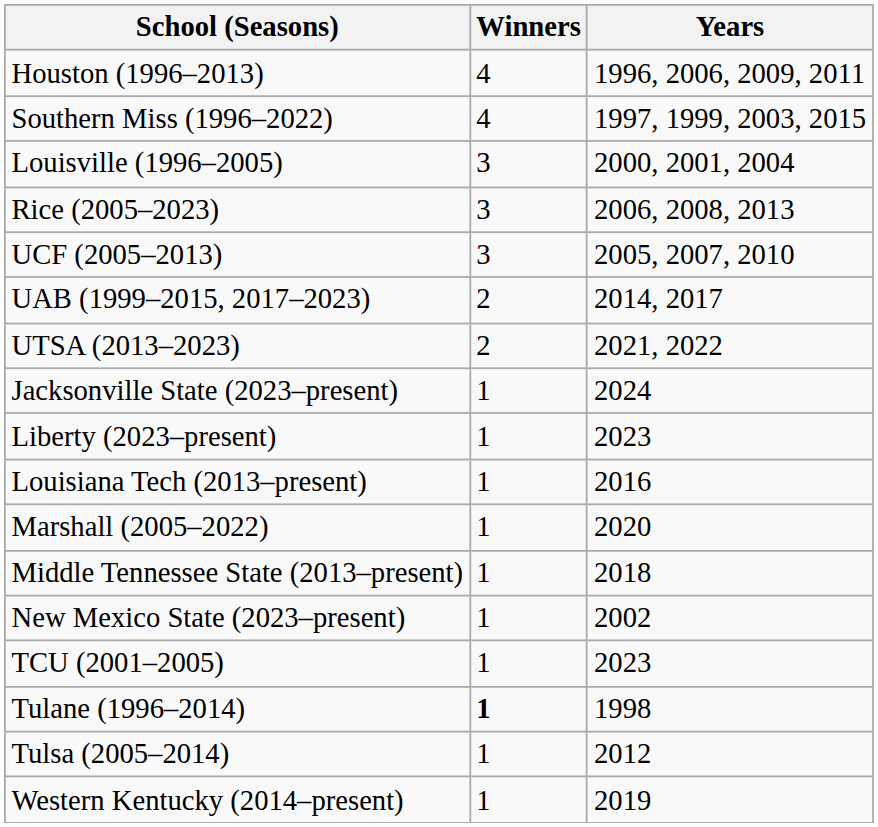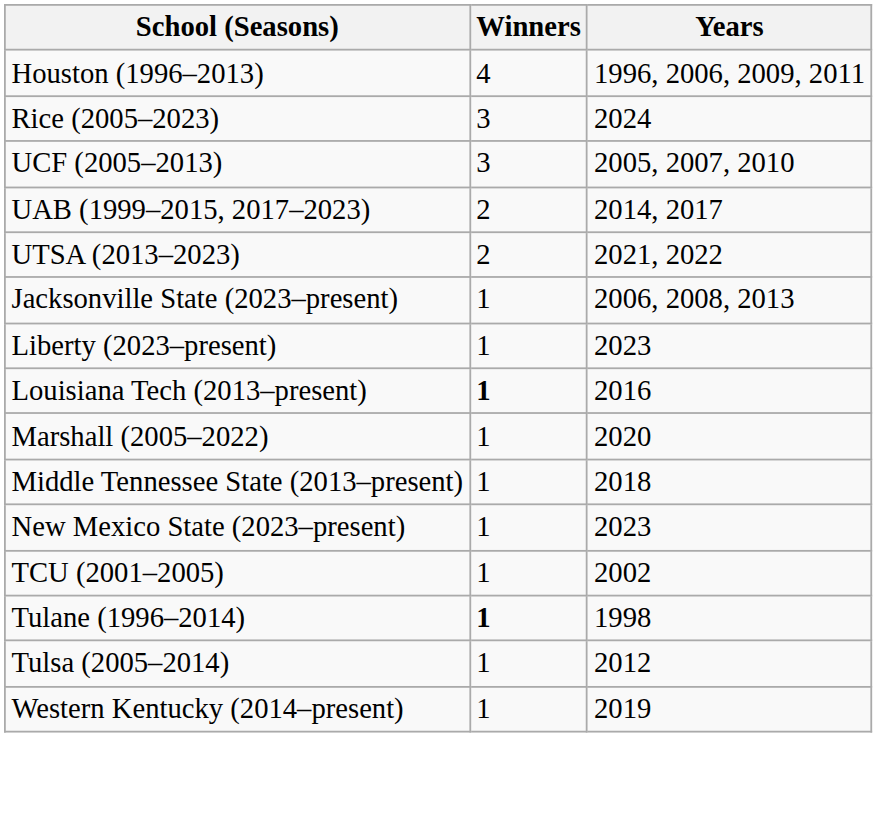- row: (172, 118)
- row: (147, 163)
(694, 208) 2006, 2008, 2013 -> (623, 118) 2024
(623, 390) 2024 -> (694, 299) 2006, 2008, 2013
(483, 481) normal -> (483, 390) bold
(623, 617) 2002 -> (623, 526) 2023
(623, 663) 2023 -> (623, 572) 2002
